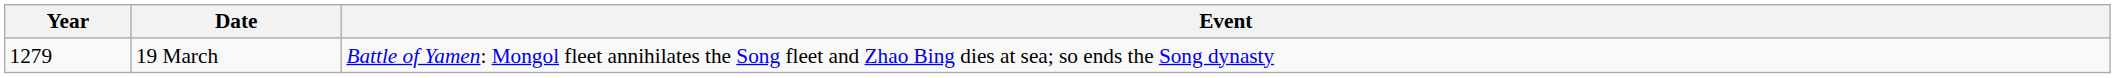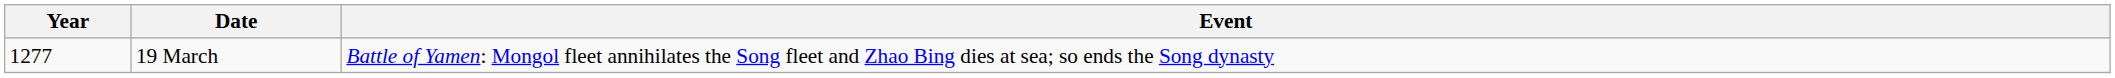(31, 55) 1279 -> (31, 55) 1277
